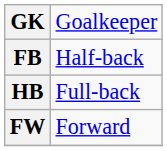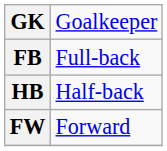(100, 57) Half-back -> (98, 57) Full-back
(98, 92) Full-back -> (100, 92) Half-back
